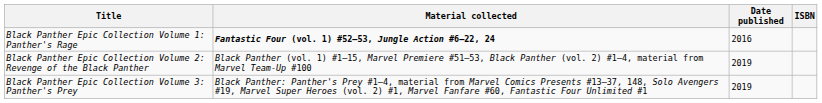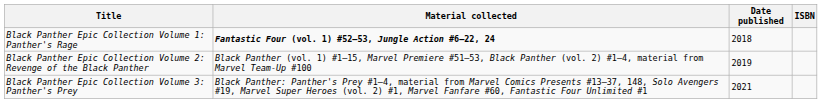(742, 40) 2016 -> (742, 40) 2018
(742, 87) 2019 -> (742, 87) 2021
